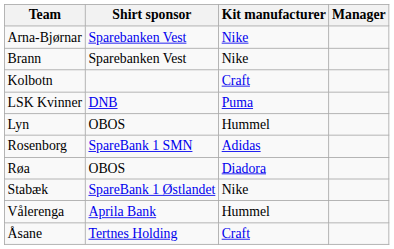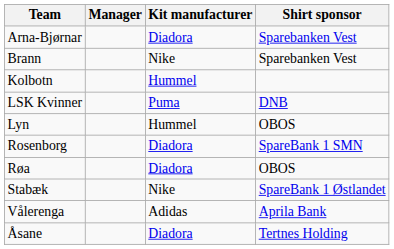columns swapped: (359, 15) <-> (152, 15)
(235, 37) Nike -> (170, 37) Diadora
(236, 80) Craft -> (172, 80) Hummel
(241, 146) Adidas -> (170, 146) Diadora
(246, 211) Hummel -> (168, 211) Adidas
(236, 233) Craft -> (170, 233) Diadora
